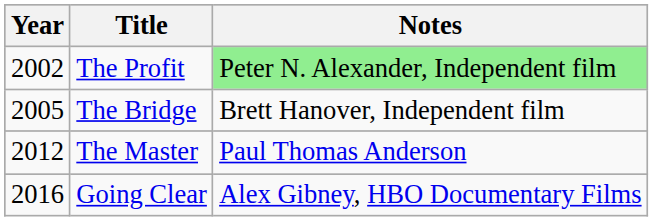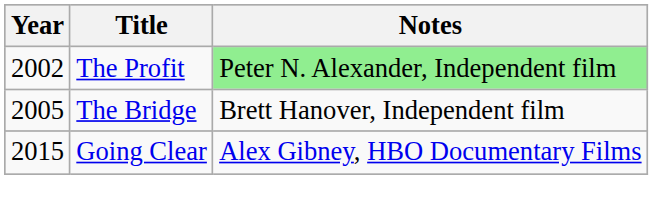- row: (137, 151)
(38, 194) 2016 -> (38, 151) 2015
